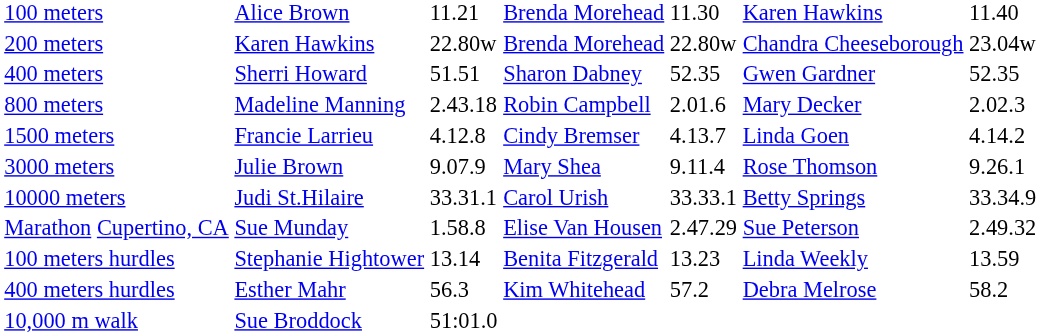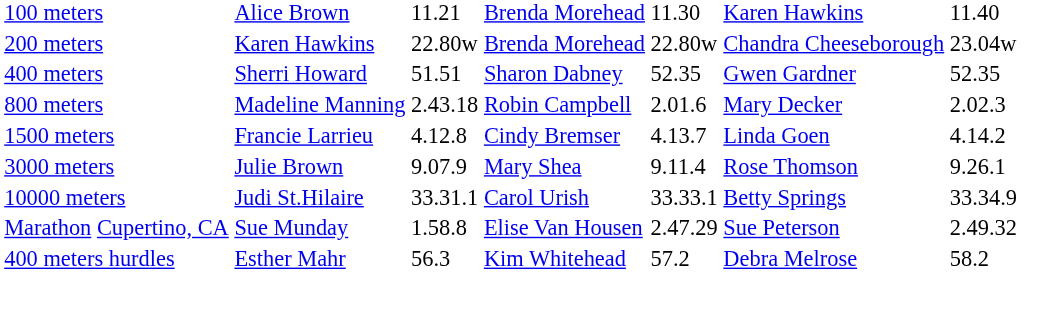- row: (89, 258)
- row: (71, 320)
